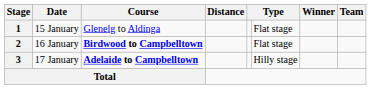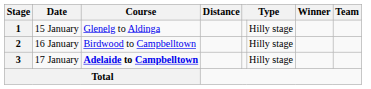(273, 28) Flat stage -> (271, 28) Hilly stage
(143, 44) bold -> (140, 44) normal
(273, 44) Flat stage -> (271, 44) Hilly stage
